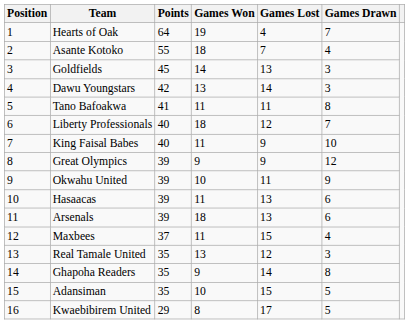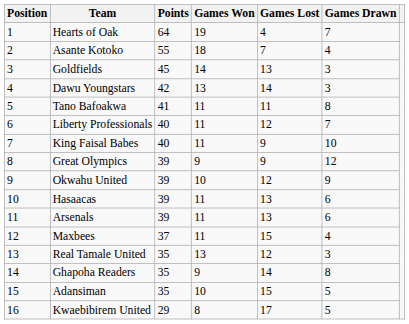(200, 124) 18 -> (200, 124) 11
(266, 180) 11 -> (266, 180) 12
(200, 217) 18 -> (200, 217) 11
